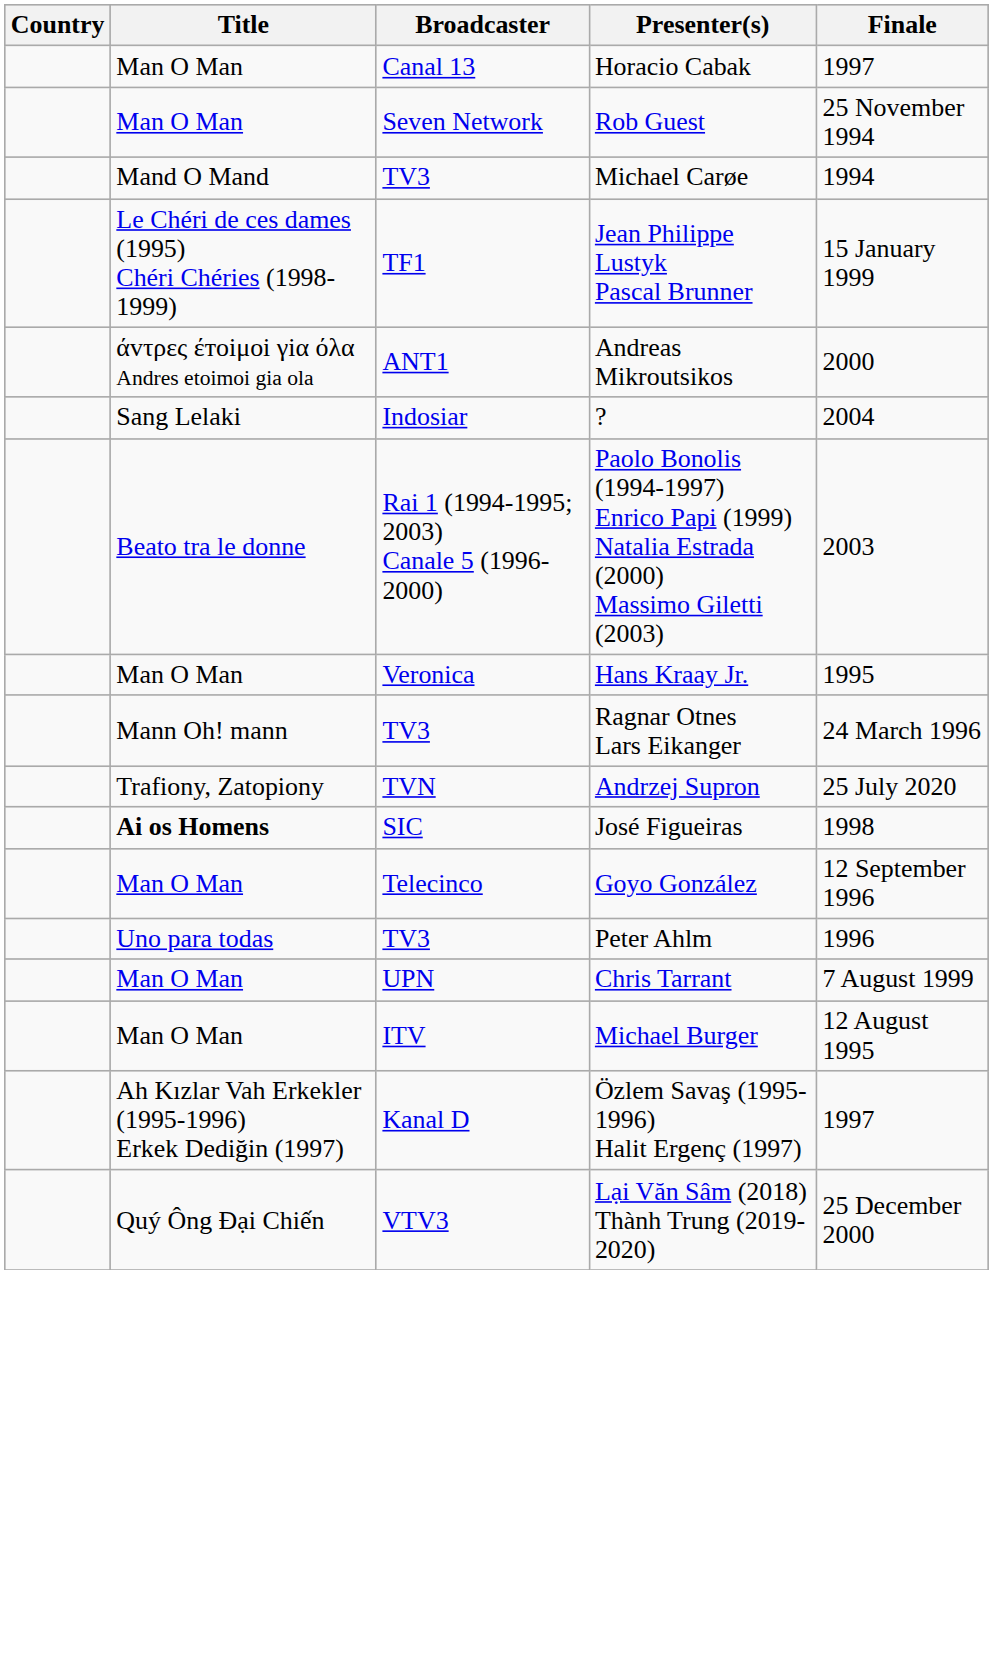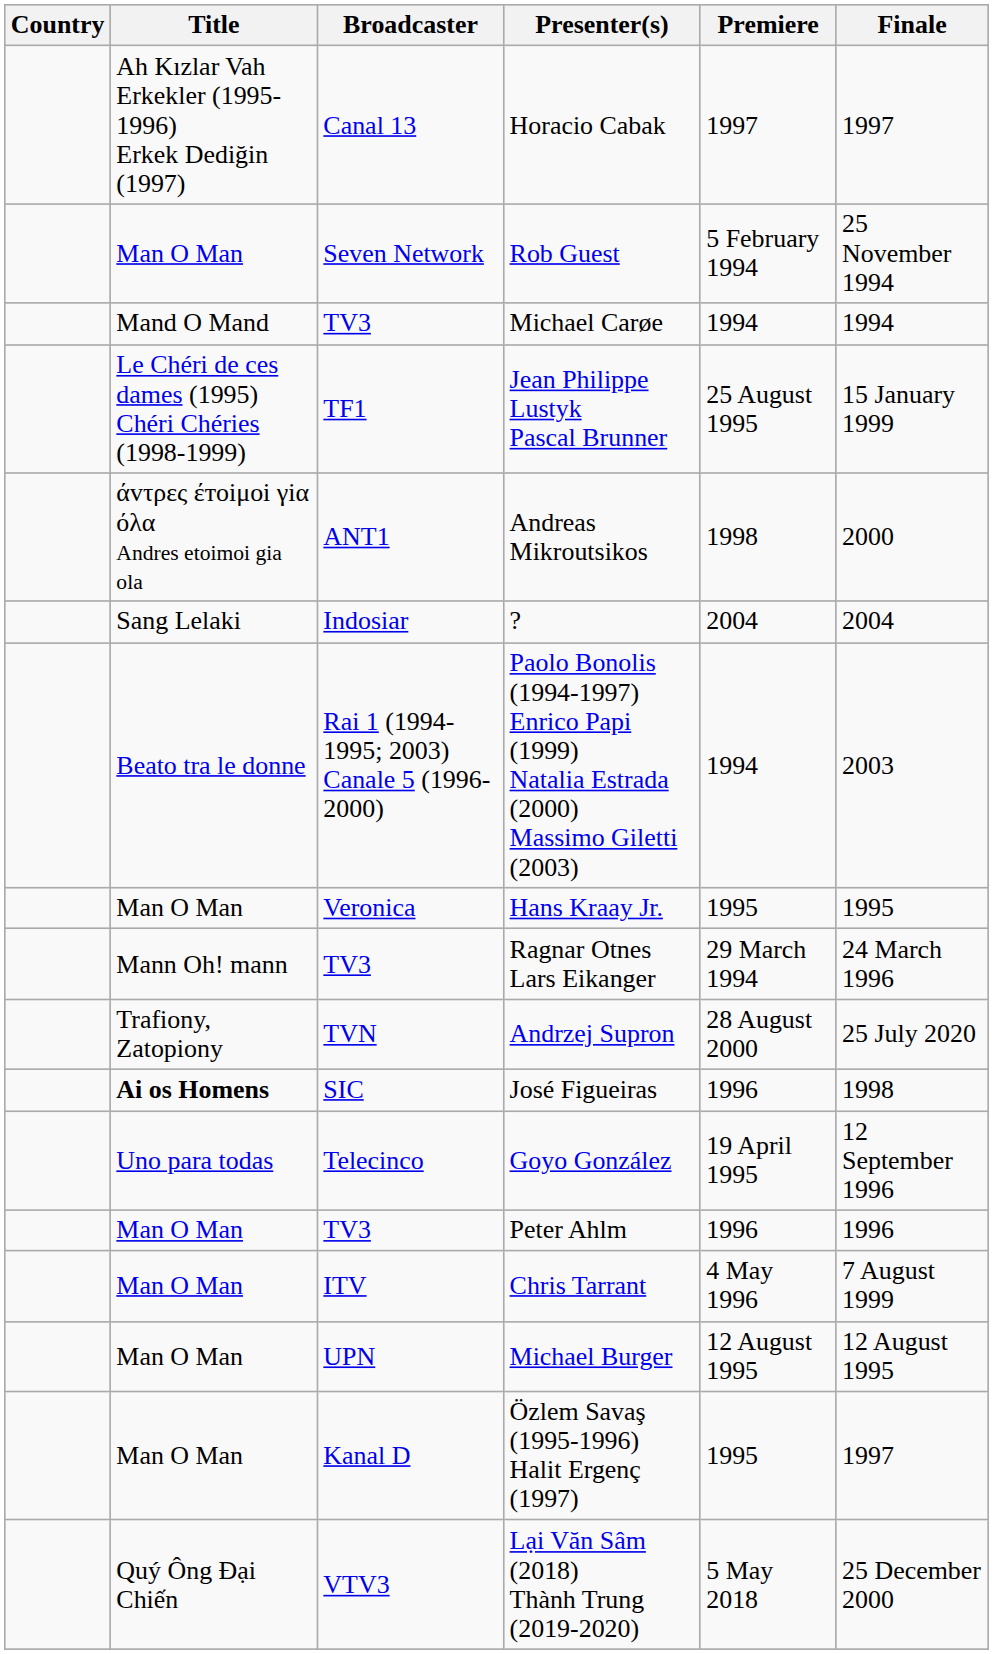+ column: (768, 25)
(180, 66) Man O Man -> (199, 124) Ah Kızlar Vah Erkekler (1995-1996) Erkek Dediğin (1997)
(180, 882) Man O Man -> (195, 1159) Uno para todas
(195, 938) Uno para todas -> (180, 1230) Man O Man
(408, 979) UPN -> (345, 1285) ITV
(404, 1035) ITV -> (349, 1356) UPN
(239, 1120) Ah Kızlar Vah Erkekler (1995-1996) Erkek Dediğin (1997) -> (180, 1455) Man O Man
